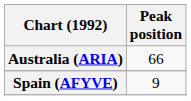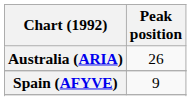(156, 58) 66 -> (156, 58) 26
